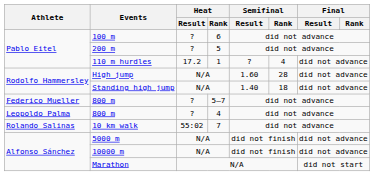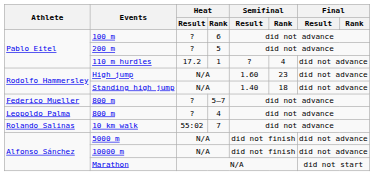(283, 74) 28 -> (283, 74) 23
